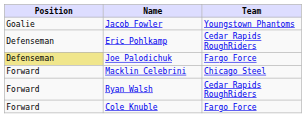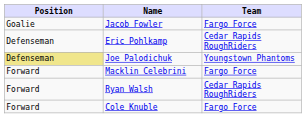(249, 24) Youngstown Phantoms -> (230, 24) Fargo Force
(230, 59) Fargo Force -> (249, 59) Youngstown Phantoms
(235, 72) Chicago Steel -> (230, 72) Fargo Force
